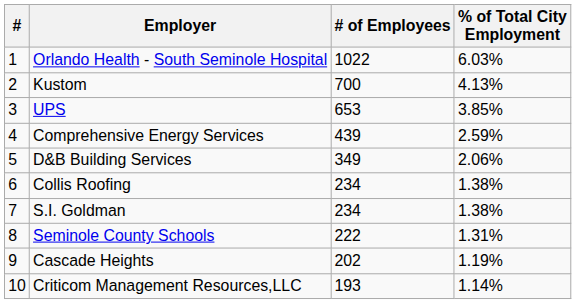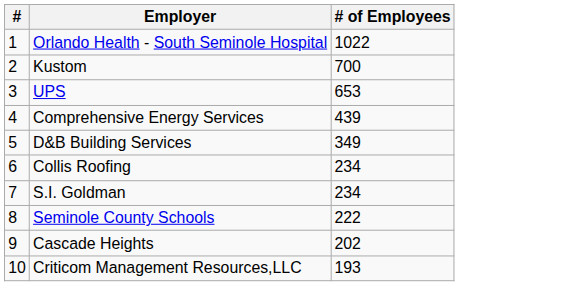- column: (512, 25)
